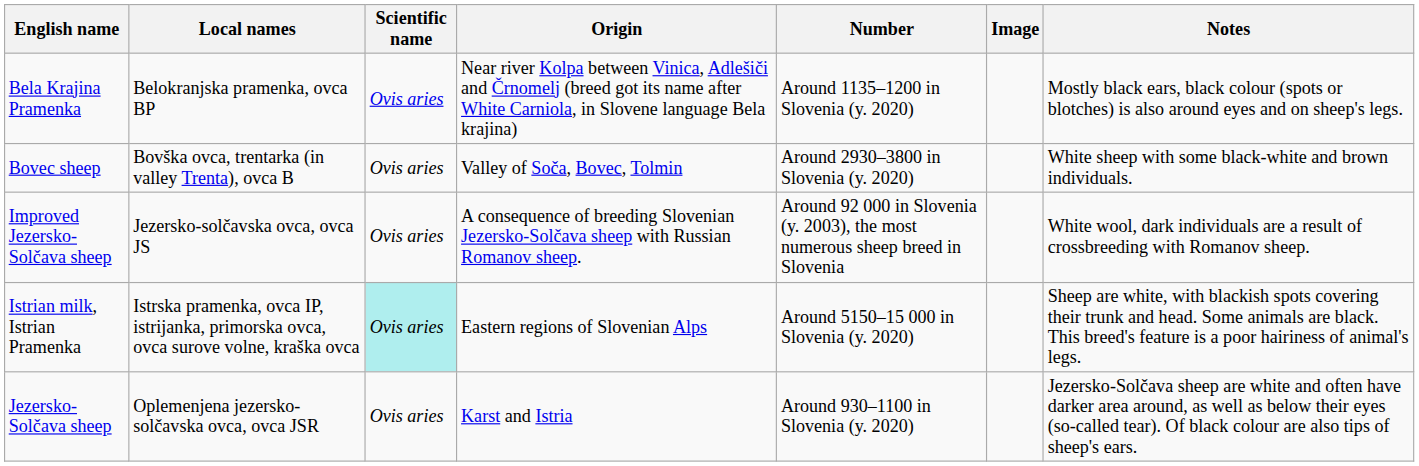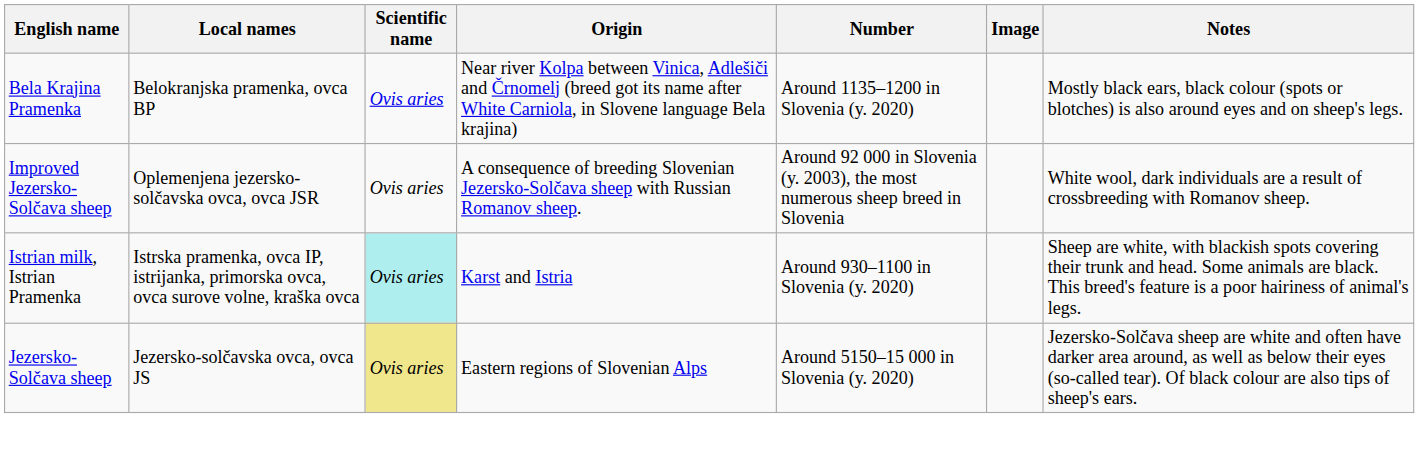- row: (55, 167)
(243, 237) Jezersko-solčavska ovca, ovca JS -> (226, 188) Oplemenjena jezersko-solčavska ovca, ovca JSR
(584, 326) Eastern regions of Slovenian Alps -> (517, 277) Karst and Istria
(868, 326) Around 5150–15 000 in Slovenia (y. 2020) -> (856, 277) Around 930–1100 in Slovenia (y. 2020)
(226, 416) Oplemenjena jezersko-solčavska ovca, ovca JSR -> (243, 367) Jezersko-solčavska ovca, ovca JS
(407, 416) no background -> (407, 367) khaki background
(517, 416) Karst and Istria -> (584, 367) Eastern regions of Slovenian Alps
(856, 416) Around 930–1100 in Slovenia (y. 2020) -> (868, 367) Around 5150–15 000 in Slovenia (y. 2020)
